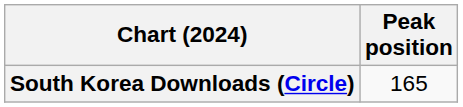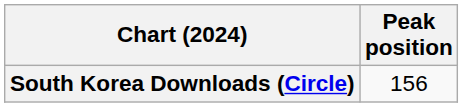(409, 83) 165 -> (409, 83) 156
